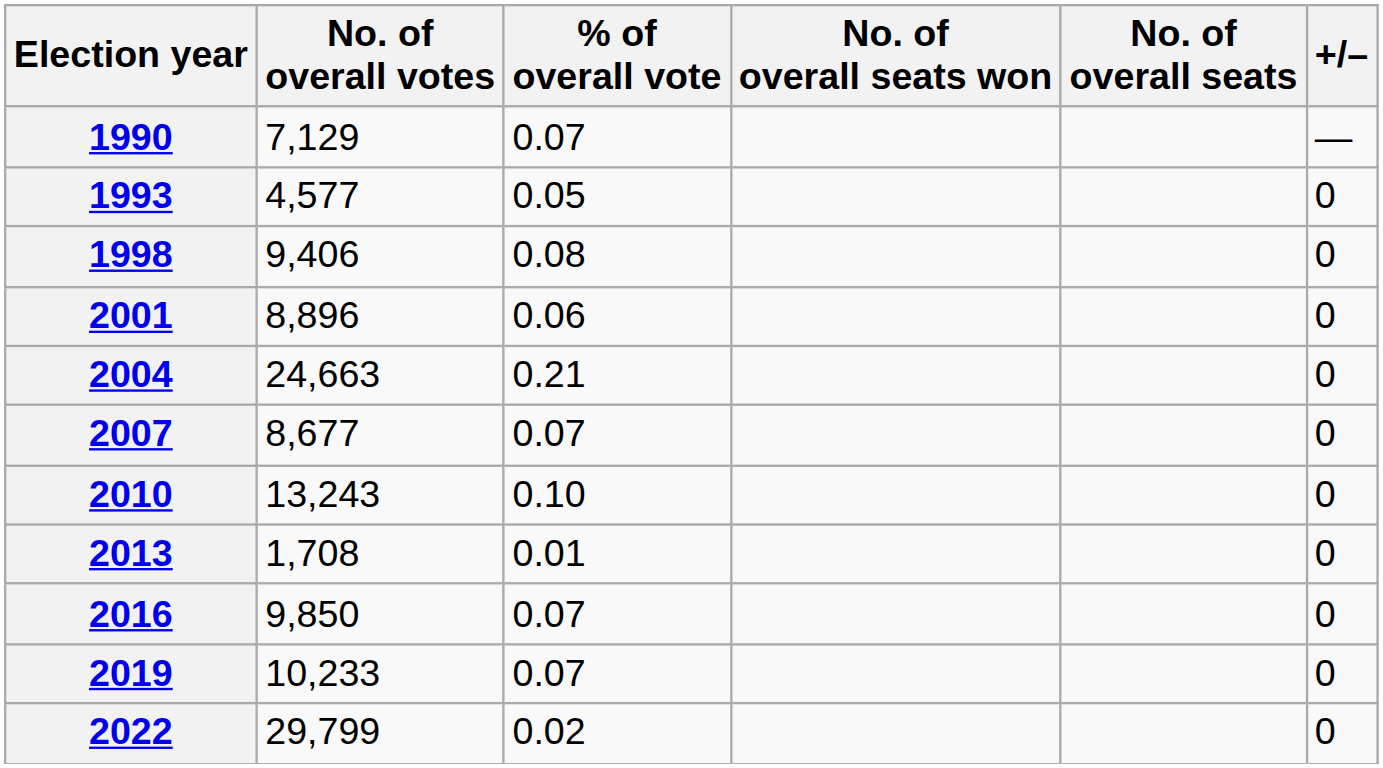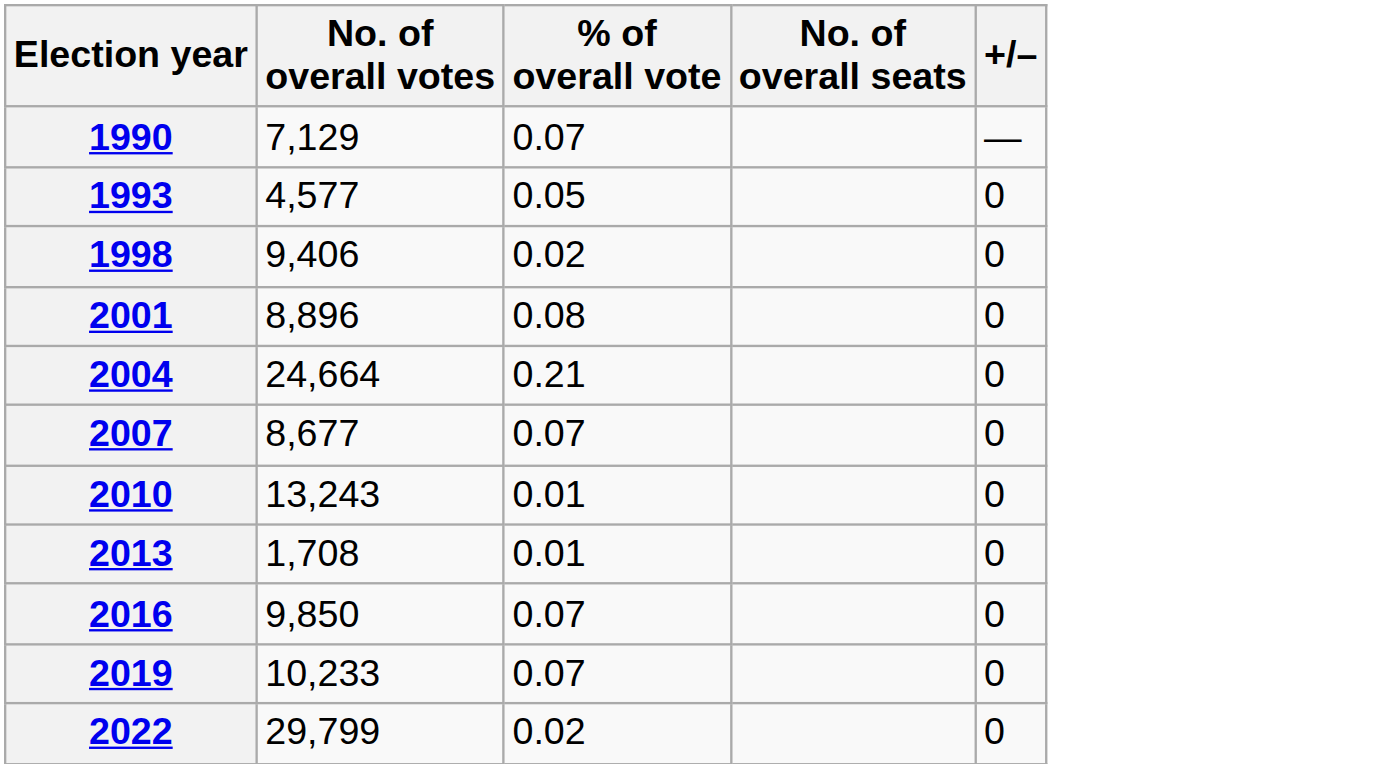- column: (896, 55)
(549, 255) 0.08 -> (549, 255) 0.02
(549, 315) 0.06 -> (549, 315) 0.08
(323, 374) 24,663 -> (323, 374) 24,664
(549, 494) 0.10 -> (549, 494) 0.01
